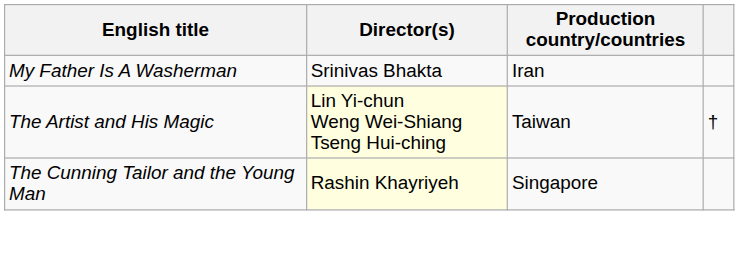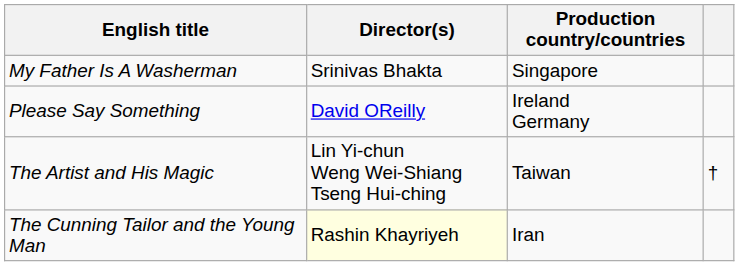(528, 70) Iran -> (555, 70) Singapore
+ row: (104, 111)
(386, 121) lightyellow background -> (386, 173) no background
(555, 183) Singapore -> (528, 234) Iran
